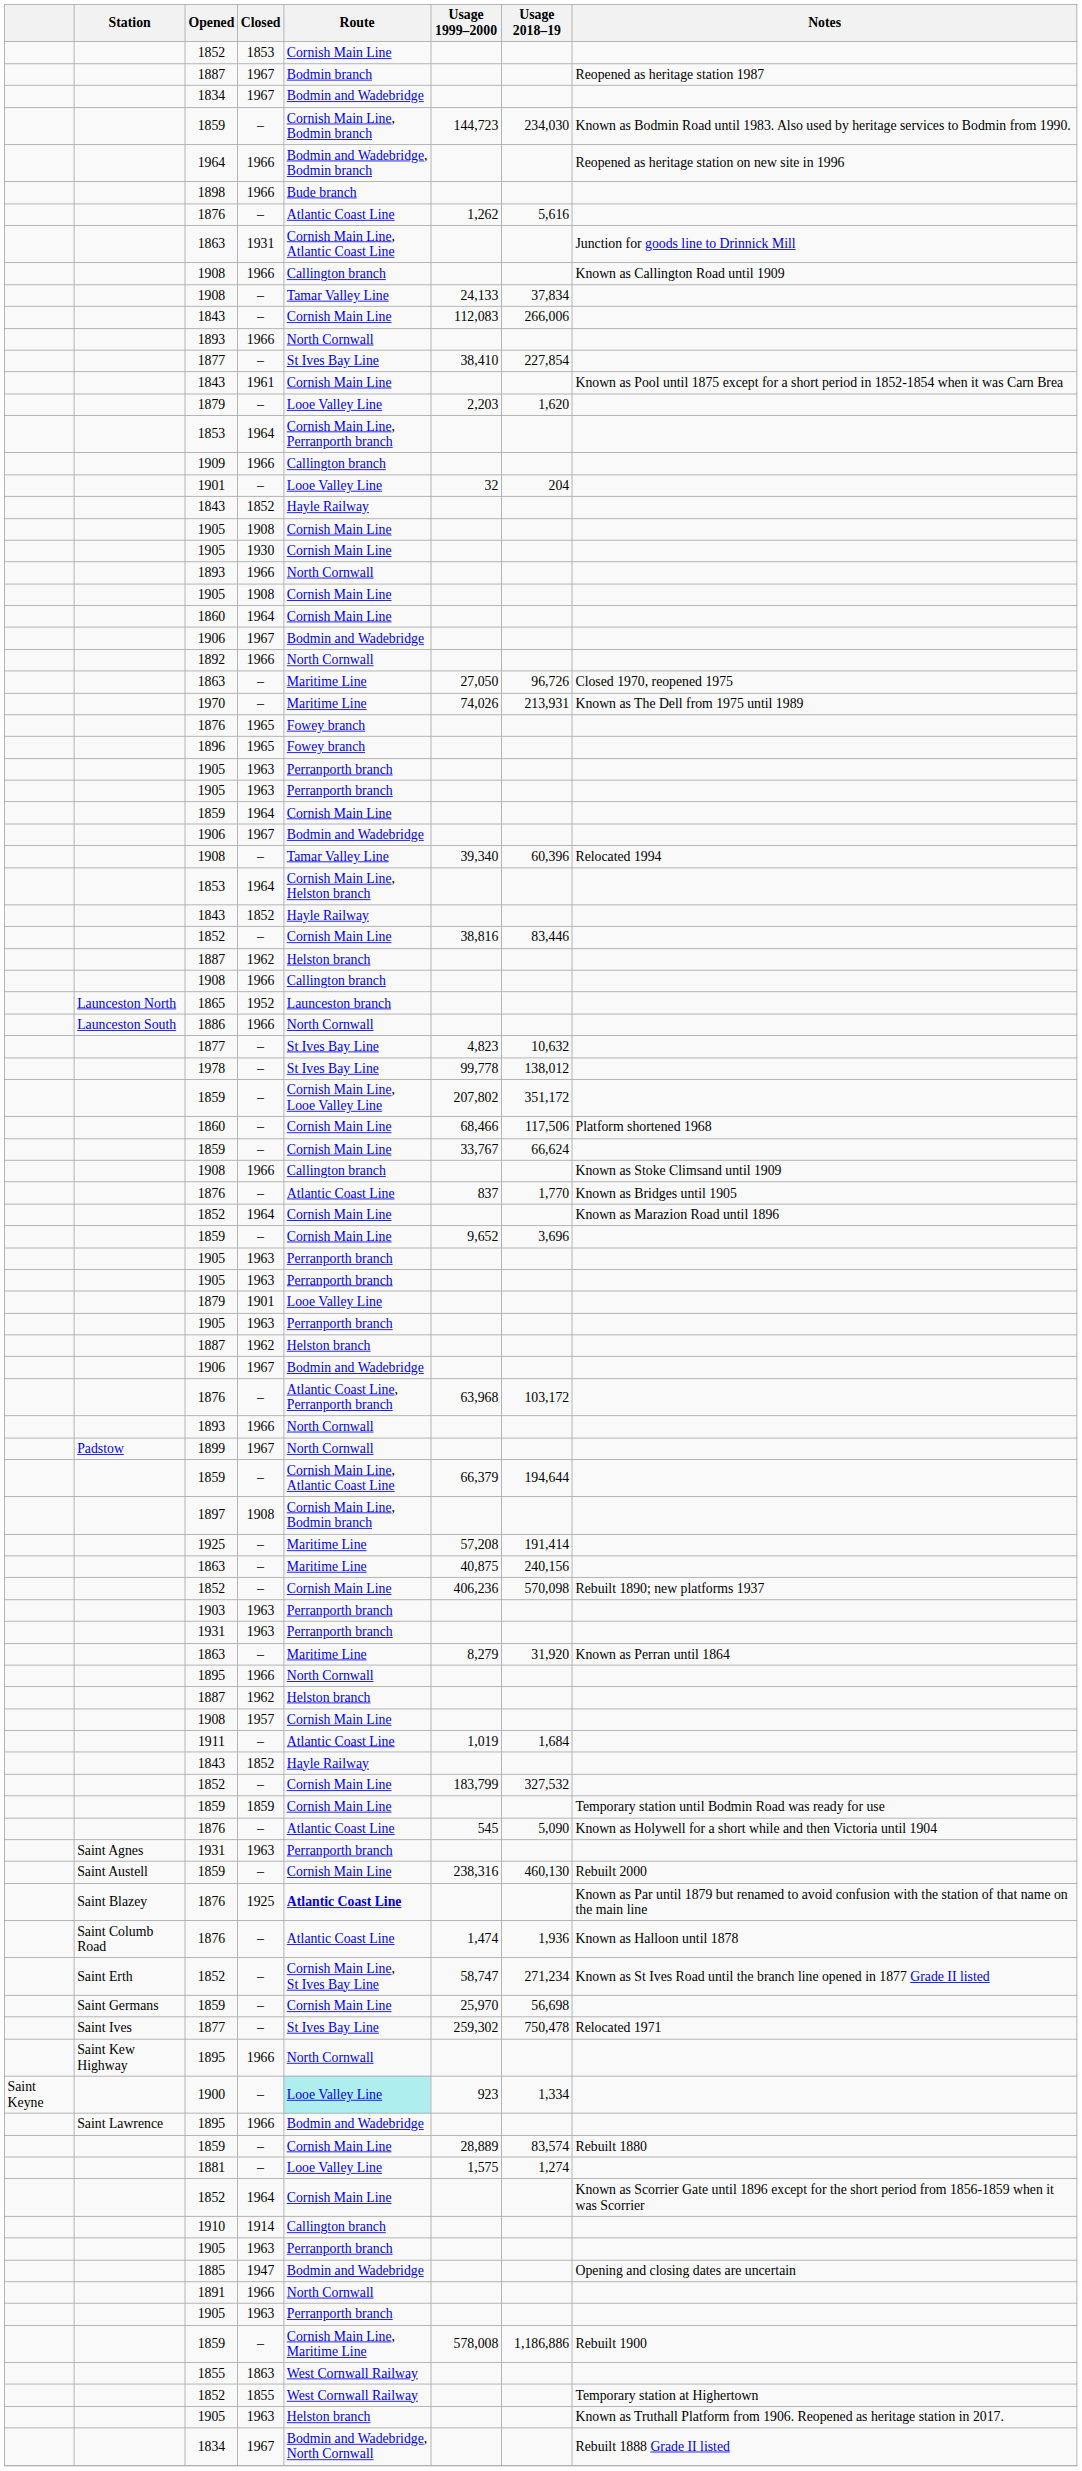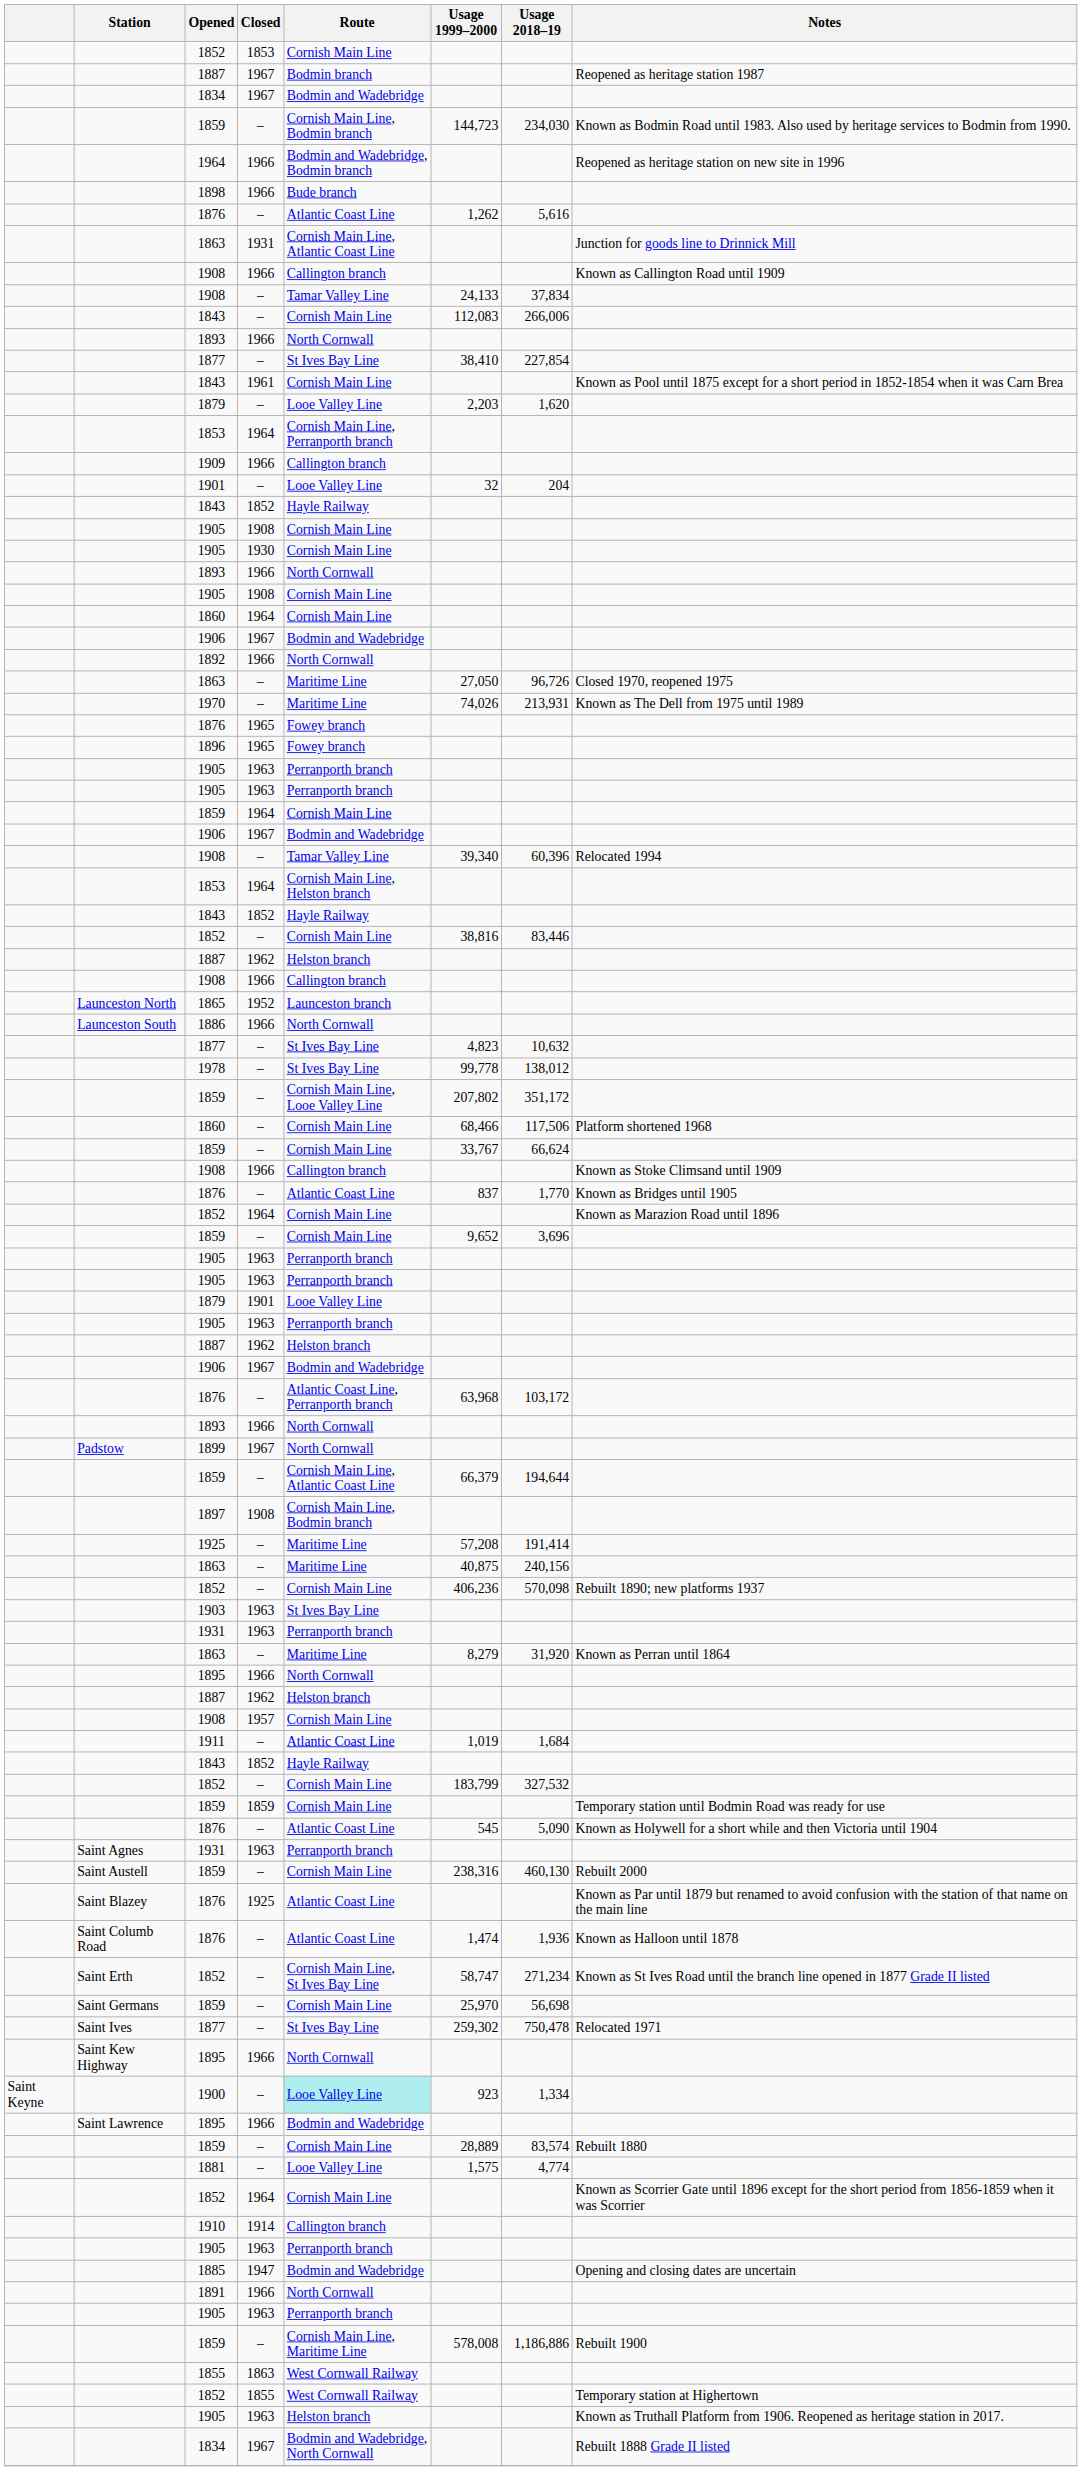(340, 1610) Perranporth branch -> (333, 1610) St Ives Bay Line
(344, 1901) bold -> (341, 1901) normal
(554, 2167) 1,274 -> (554, 2167) 4,774
